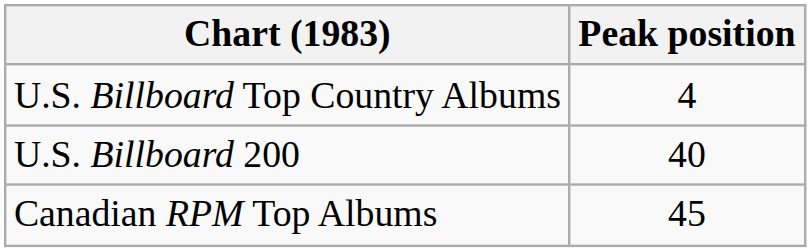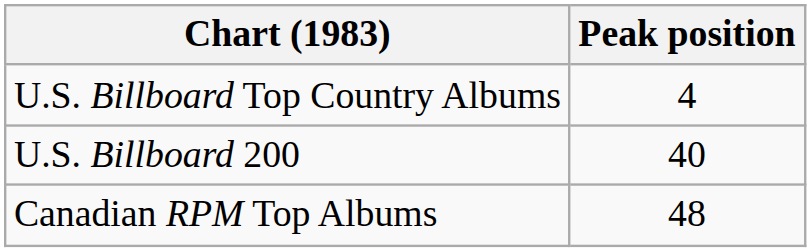(687, 214) 45 -> (687, 214) 48
